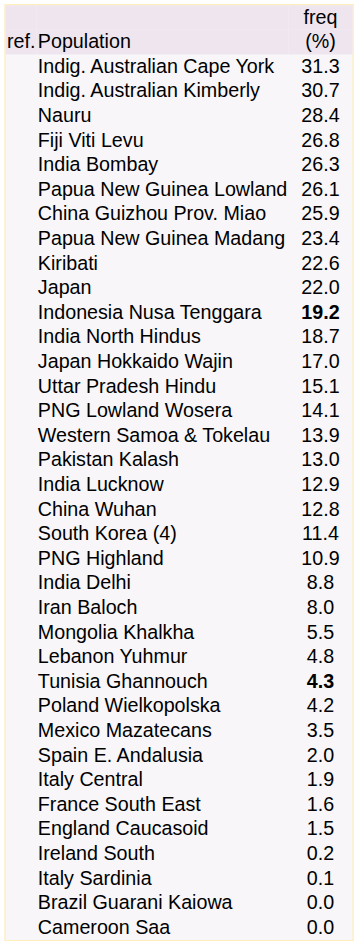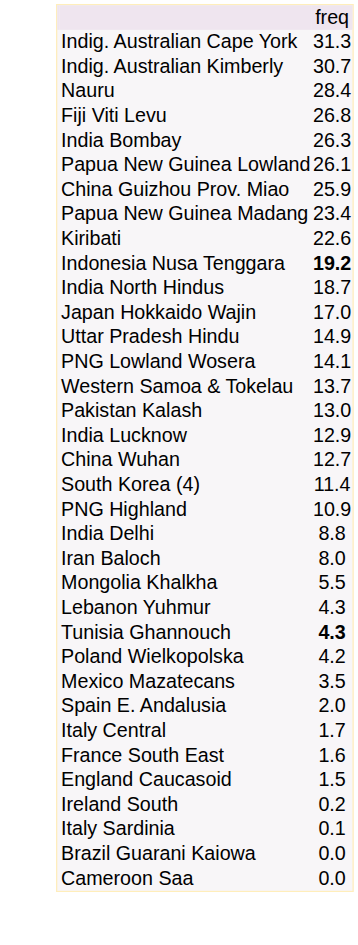- row: (84, 42)
- row: (65, 288)
(321, 386) 15.1 -> (332, 337) 14.9
(321, 435) 13.9 -> (332, 386) 13.7
(321, 509) 12.8 -> (332, 460) 12.7
(321, 657) 4.8 -> (332, 607) 4.3
(321, 780) 1.9 -> (332, 730) 1.7
